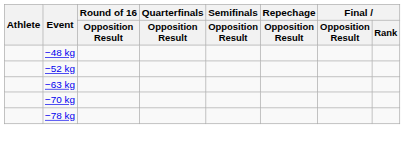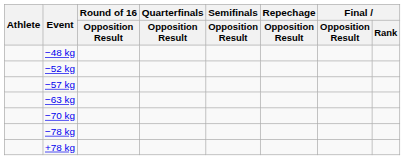+ row: (60, 85)
+ row: (60, 148)
